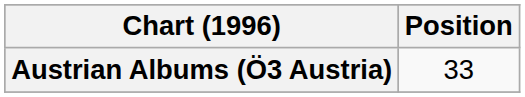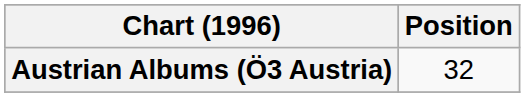(459, 69) 33 -> (459, 69) 32
